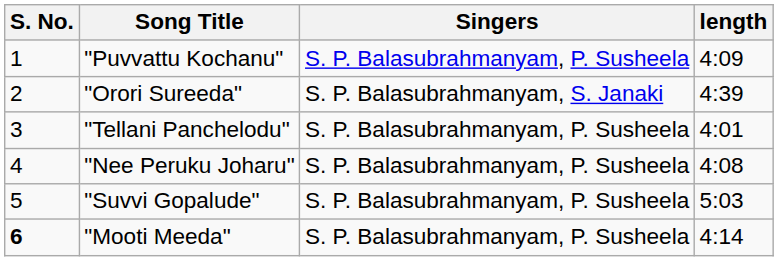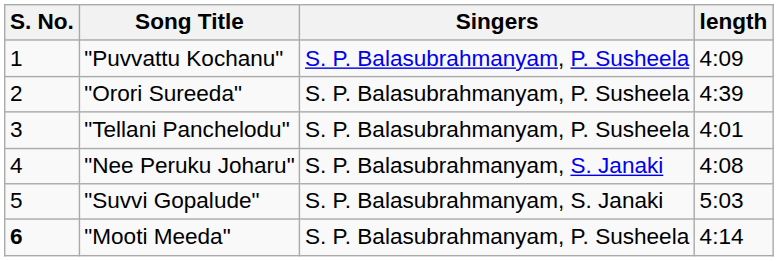(484, 93) S. P. Balasubrahmanyam, S. Janaki -> (497, 93) S. P. Balasubrahmanyam, P. Susheela
(497, 165) S. P. Balasubrahmanyam, P. Susheela -> (484, 165) S. P. Balasubrahmanyam, S. Janaki
(497, 201) S. P. Balasubrahmanyam, P. Susheela -> (484, 201) S. P. Balasubrahmanyam, S. Janaki
